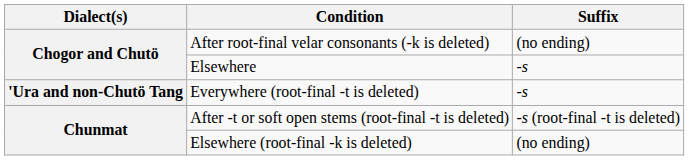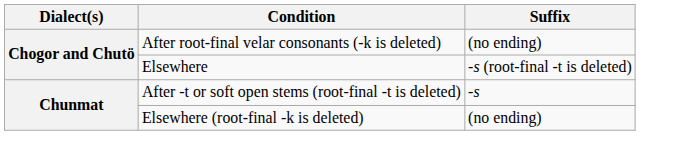(522, 67) -s -> (550, 67) -s (root-final -t is deleted)
- row: (305, 92)
(598, 117) -s (root-final -t is deleted) -> (474, 92) -s
